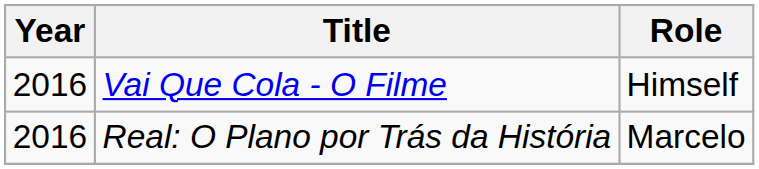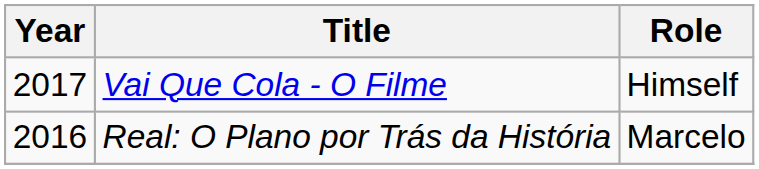(50, 84) 2016 -> (50, 84) 2017
